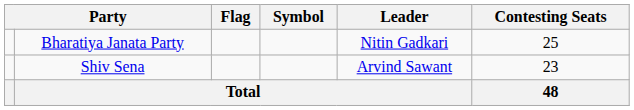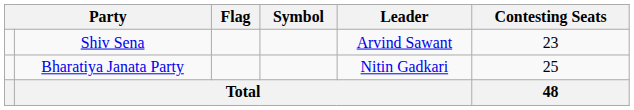rows swapped: (113, 42) <-> (113, 67)
